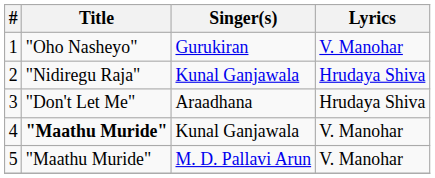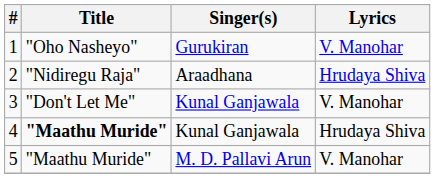(237, 74) Kunal Ganjawala -> (214, 74) Araadhana
(214, 103) Araadhana -> (237, 103) Kunal Ganjawala
(372, 103) Hrudaya Shiva -> (361, 103) V. Manohar
(361, 131) V. Manohar -> (372, 131) Hrudaya Shiva
